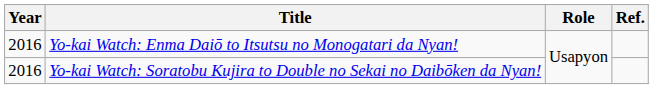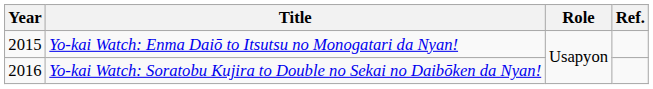(25, 44) 2016 -> (25, 44) 2015
